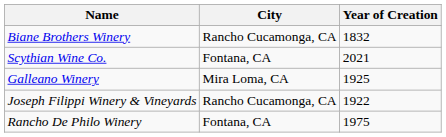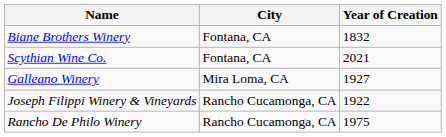(270, 36) Rancho Cucamonga, CA -> (237, 36) Fontana, CA
(356, 79) 1925 -> (356, 79) 1927
(237, 121) Fontana, CA -> (270, 121) Rancho Cucamonga, CA
